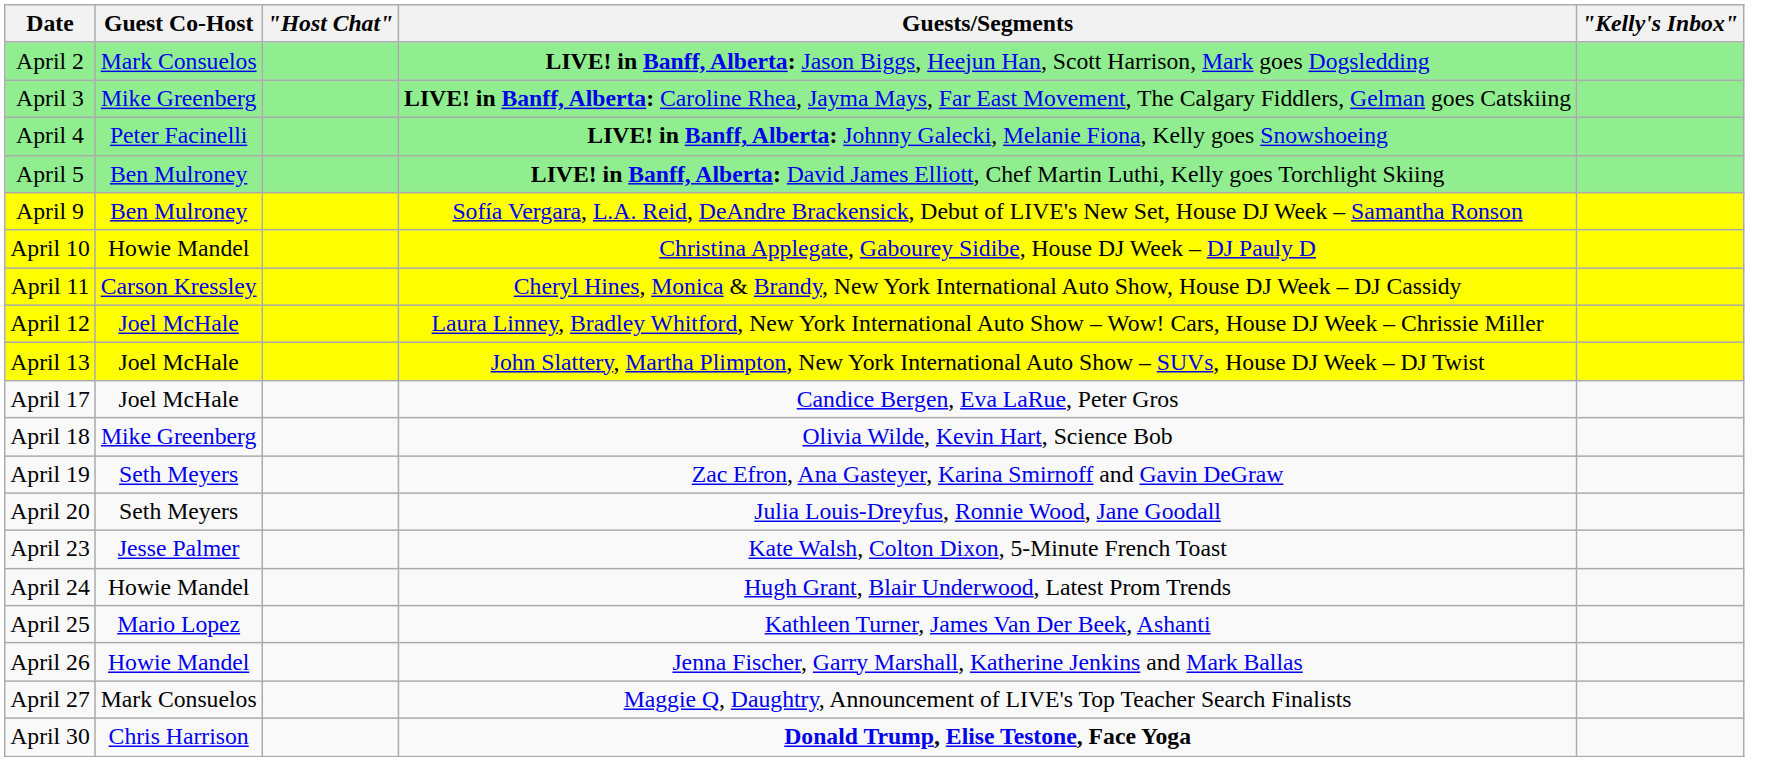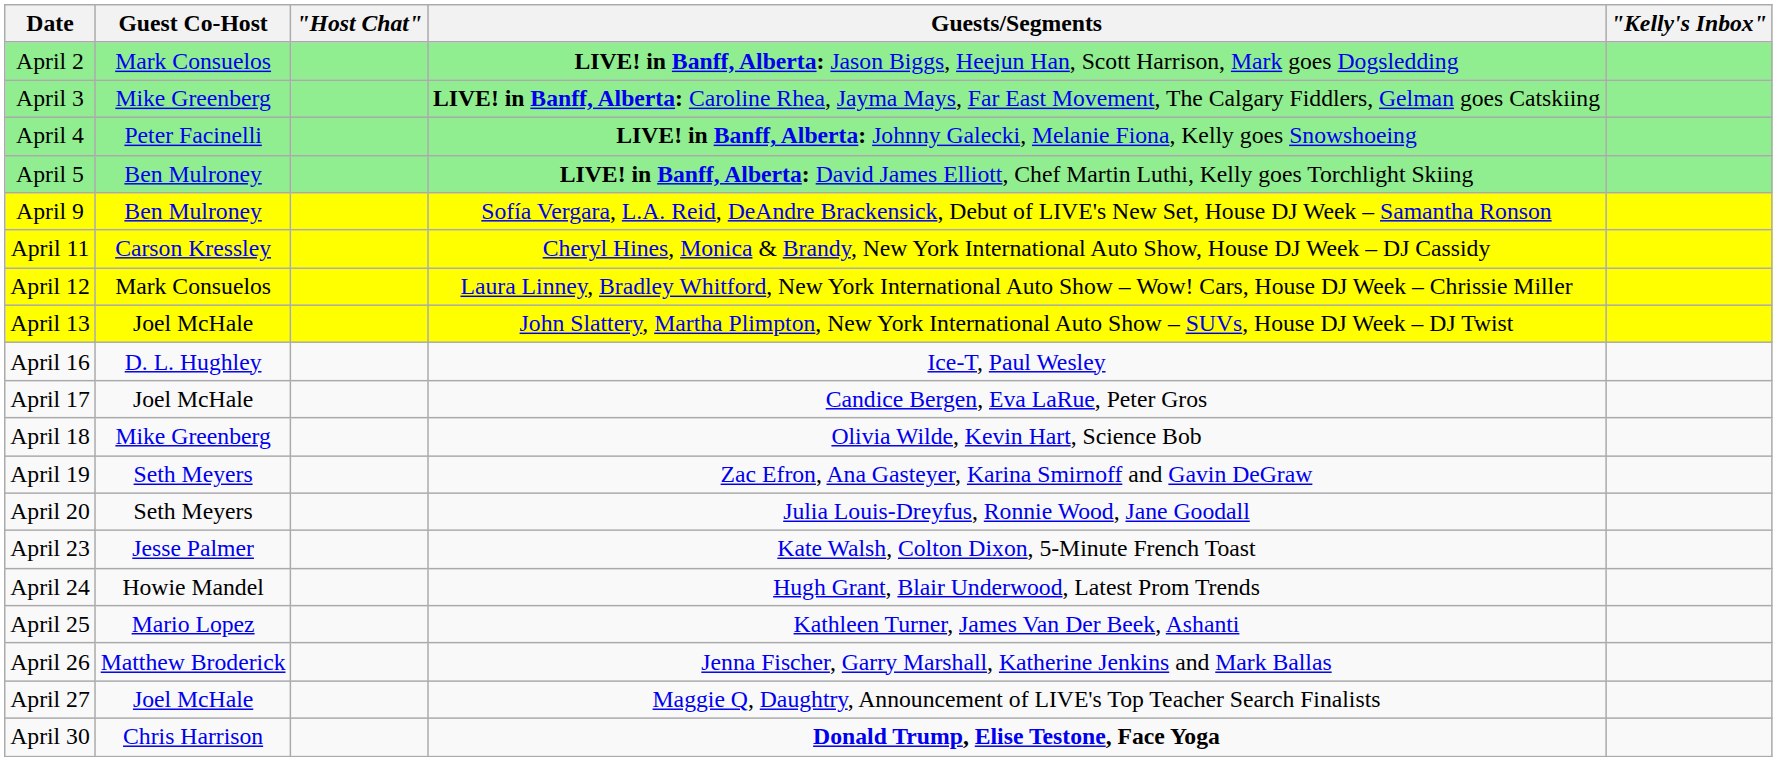- row: (50, 248)
(179, 323) Joel McHale -> (193, 286) Mark Consuelos
+ row: (50, 361)
(179, 661) Howie Mandel -> (193, 661) Matthew Broderick
(179, 699) Mark Consuelos -> (193, 699) Joel McHale
